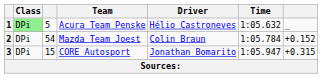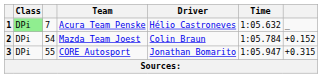(47, 25) 5 -> (47, 25) 7
(50, 53) 15 -> (50, 53) 55
